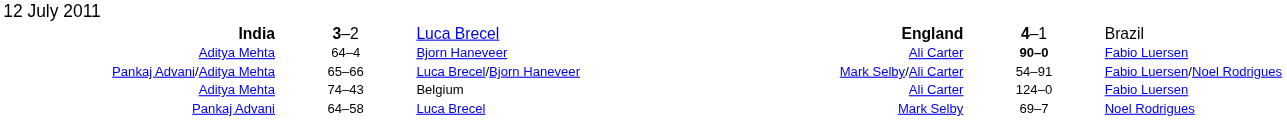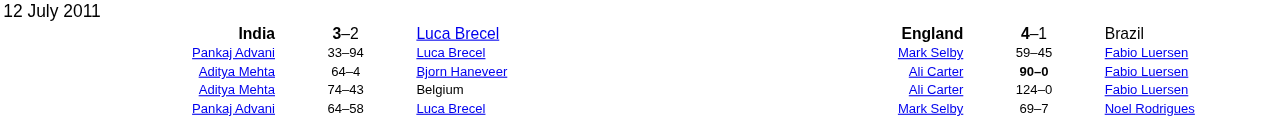+ row: (346, 53)
- row: (346, 71)
